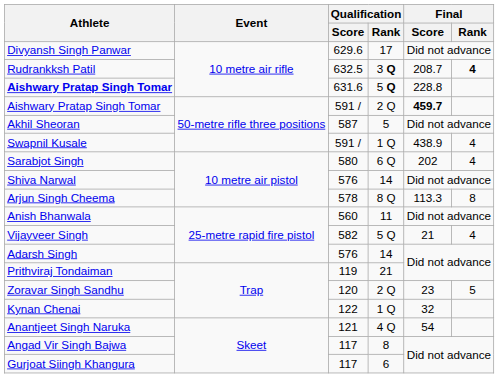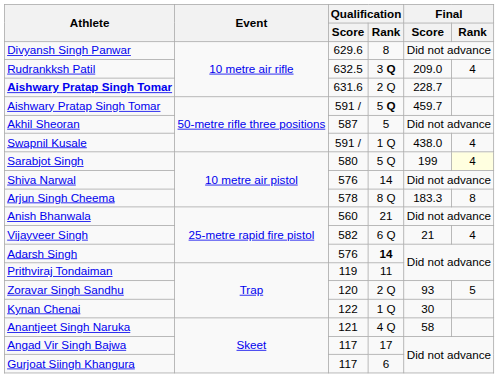(386, 51) 17 -> (386, 51) 8
(428, 69) 208.7 -> (428, 69) 209.0
(473, 69) bold -> (473, 69) normal
(386, 88) 5 Q -> (386, 88) 2 Q
(428, 88) 228.8 -> (428, 88) 228.7
(386, 106) 2 Q -> (386, 106) 5 Q
(428, 106) bold -> (428, 106) normal
(428, 143) 438.9 -> (428, 143) 438.0
(386, 161) 6 Q -> (386, 161) 5 Q
(428, 161) 202 -> (428, 161) 199
(473, 161) no background -> (473, 161) lightyellow background
(428, 198) 113.3 -> (428, 198) 183.3
(386, 217) 11 -> (386, 217) 21
(386, 235) 5 Q -> (386, 235) 6 Q
(386, 254) normal -> (386, 254) bold
(386, 272) 21 -> (386, 272) 11
(428, 290) 23 -> (428, 290) 93
(428, 309) 32 -> (428, 309) 30
(428, 327) 54 -> (428, 327) 58
(386, 346) 8 -> (386, 346) 17
